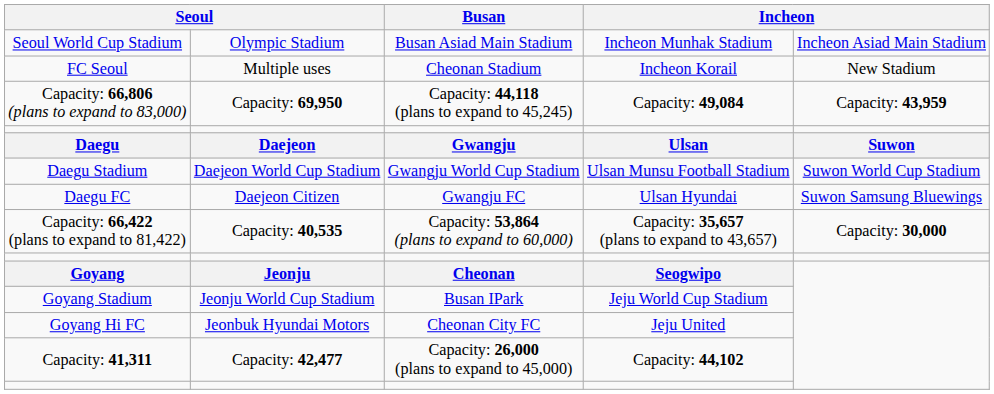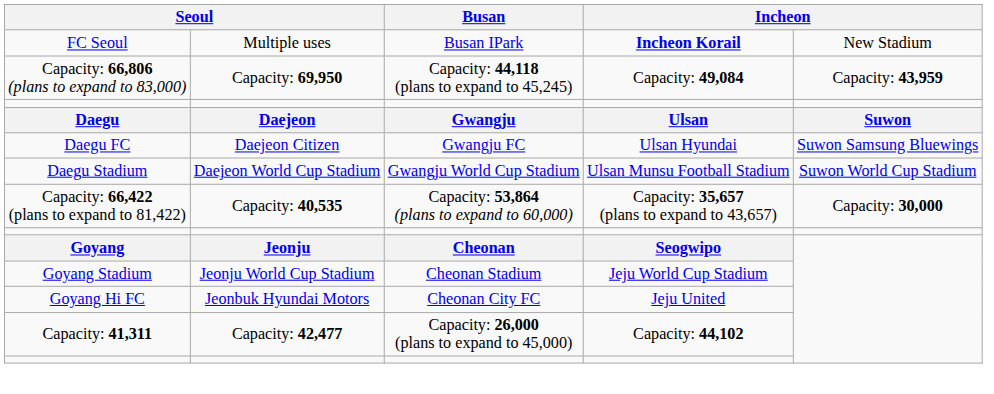- row: (97, 42)
(484, 68) Cheonan Stadium -> (484, 42) Busan IPark
(688, 68) normal -> (688, 42) bold
rows swapped: (97, 171) <-> (97, 196)
(484, 299) Busan IPark -> (484, 273) Cheonan Stadium
